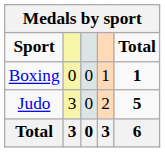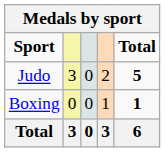rows swapped: (34, 75) <-> (34, 103)
